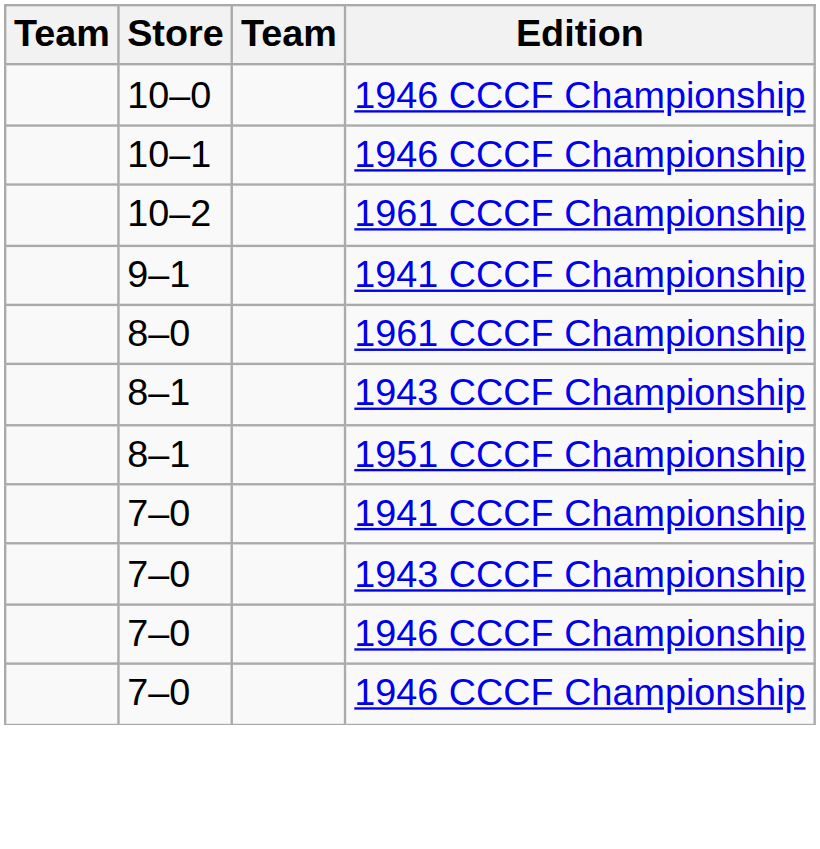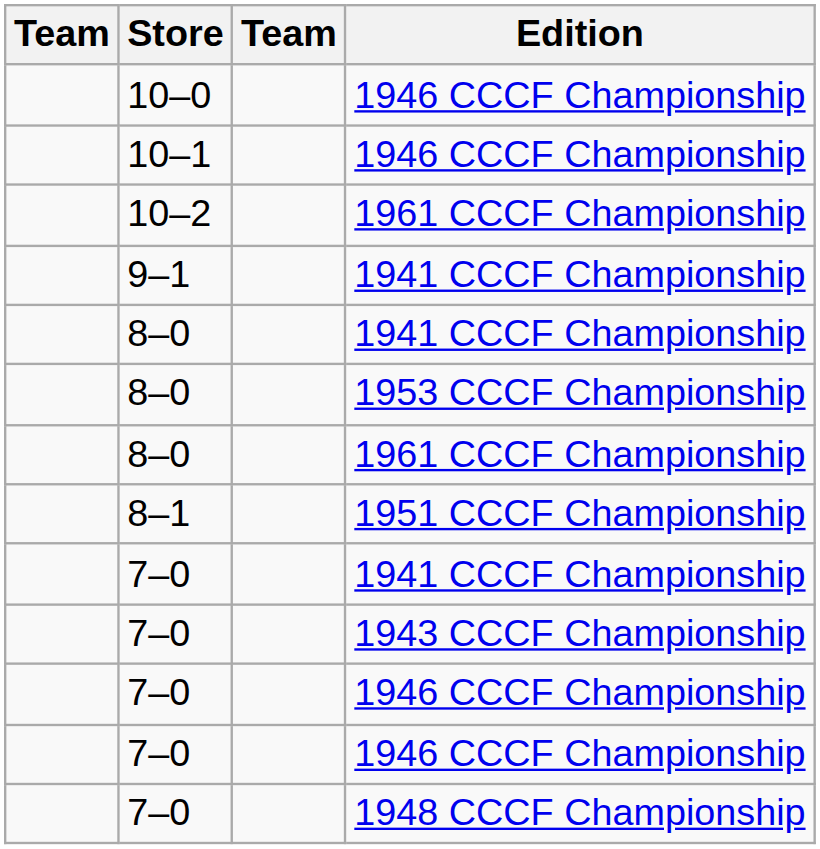+ row: (159, 333)
+ row: (159, 393)
- row: (159, 393)
+ row: (159, 812)
